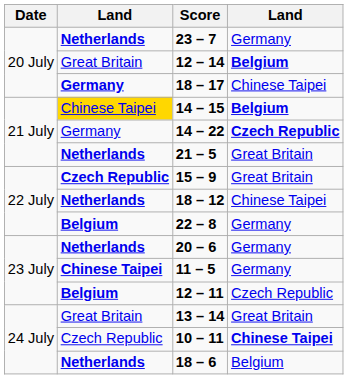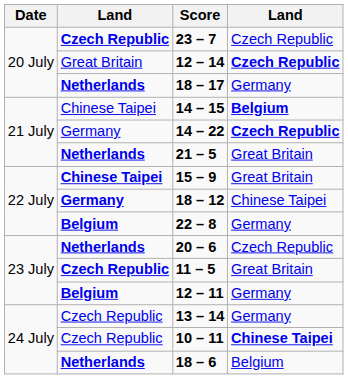(103, 39) Netherlands -> (115, 39) Czech Republic
(261, 39) Germany -> (282, 39) Czech Republic
(260, 62) Belgium -> (285, 62) Czech Republic
(92, 85) Germany -> (103, 85) Netherlands
(279, 85) Chinese Taipei -> (261, 85) Germany
(108, 108) gold background -> (108, 108) no background
(115, 177) Czech Republic -> (112, 177) Chinese Taipei
(103, 200) Netherlands -> (92, 200) Germany
(261, 246) Germany -> (282, 246) Czech Republic
(112, 270) Chinese Taipei -> (115, 270) Czech Republic
(261, 270) Germany -> (272, 270) Great Britain
(282, 293) Czech Republic -> (261, 293) Germany
(102, 316) Great Britain -> (112, 316) Czech Republic
(272, 316) Great Britain -> (261, 316) Germany
